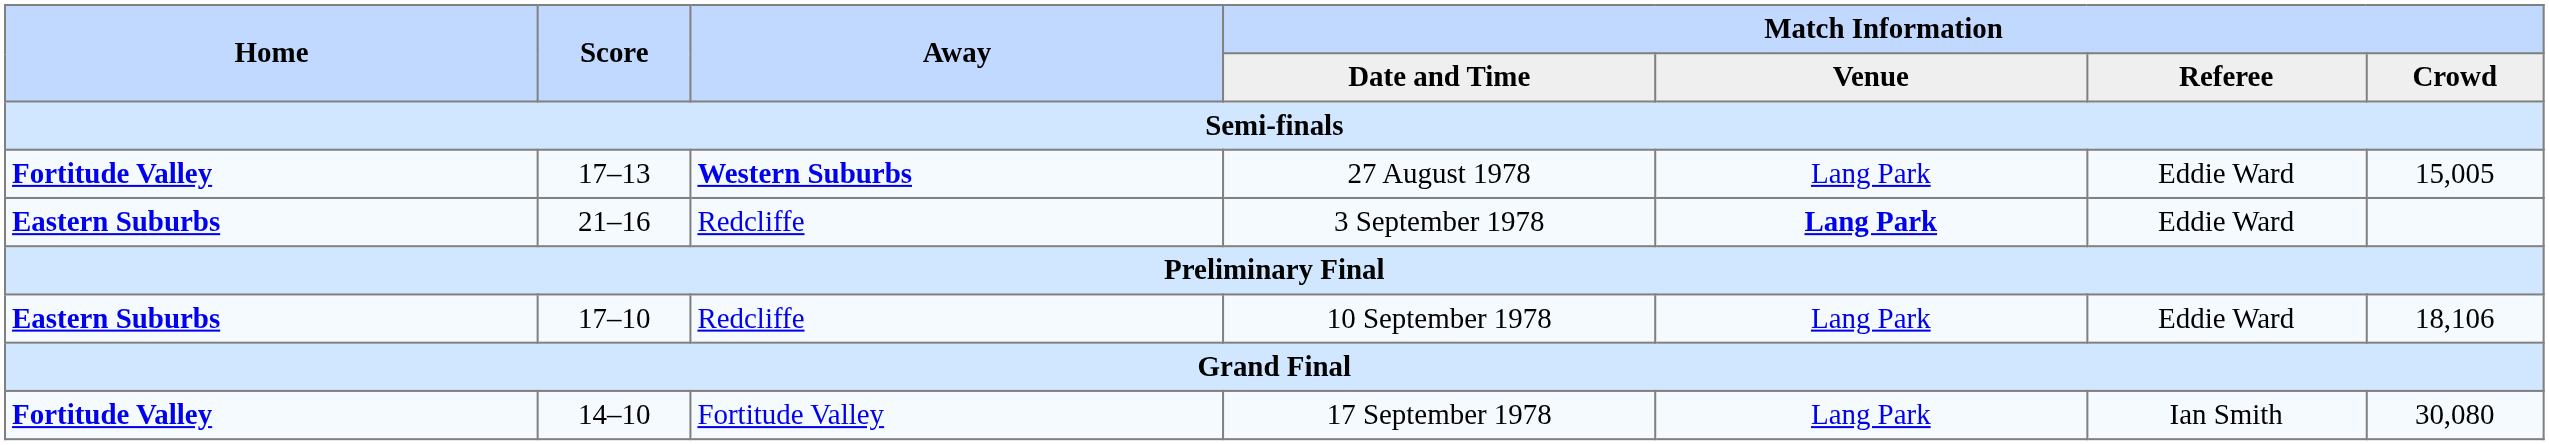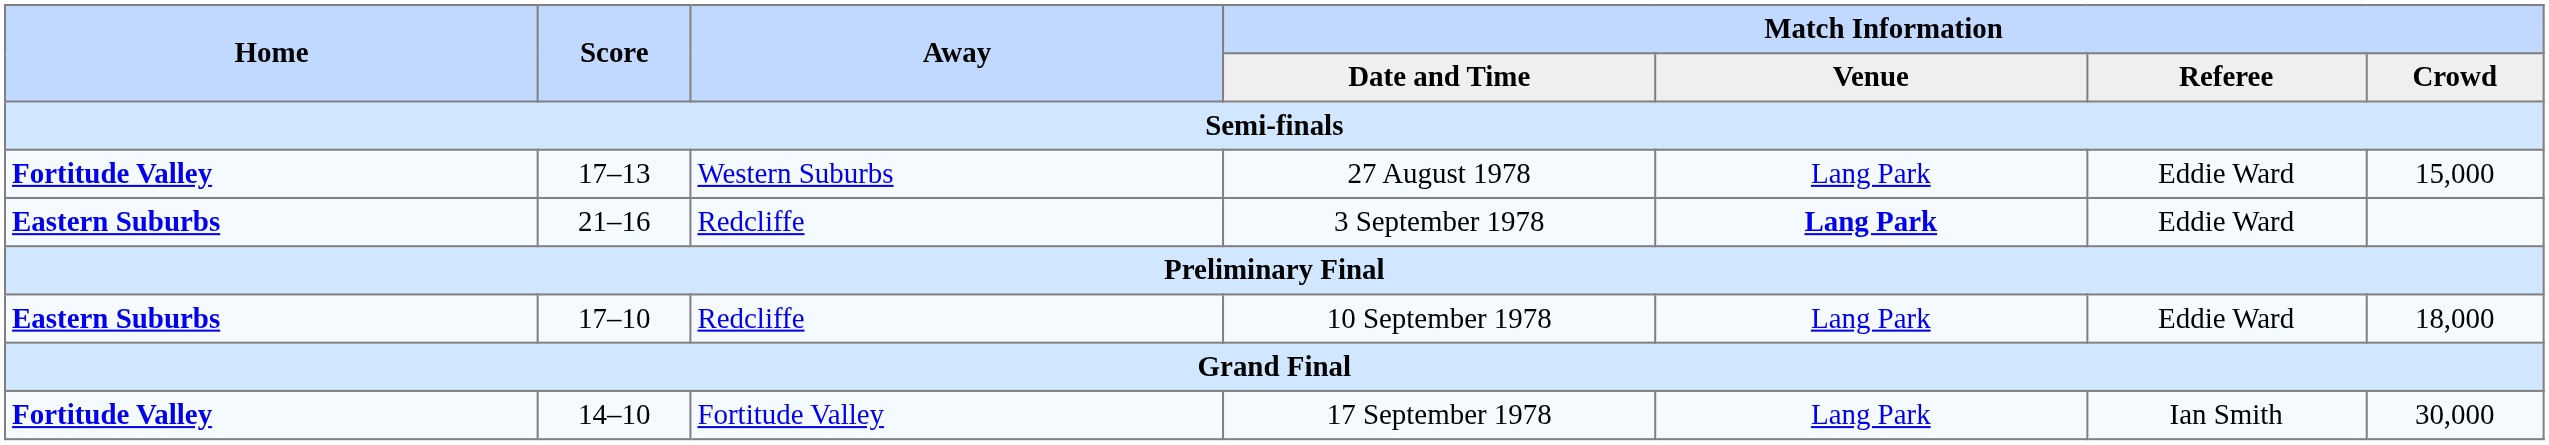(805, 173) bold -> (795, 173) normal
(2455, 173) 15,005 -> (2455, 173) 15,000
(2455, 318) 18,106 -> (2455, 318) 18,000
(2455, 414) 30,080 -> (2455, 414) 30,000
